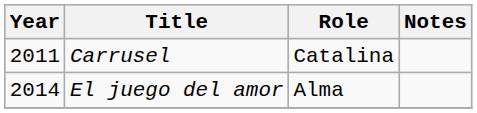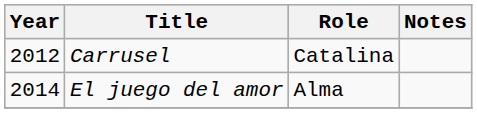(35, 56) 2011 -> (35, 56) 2012
